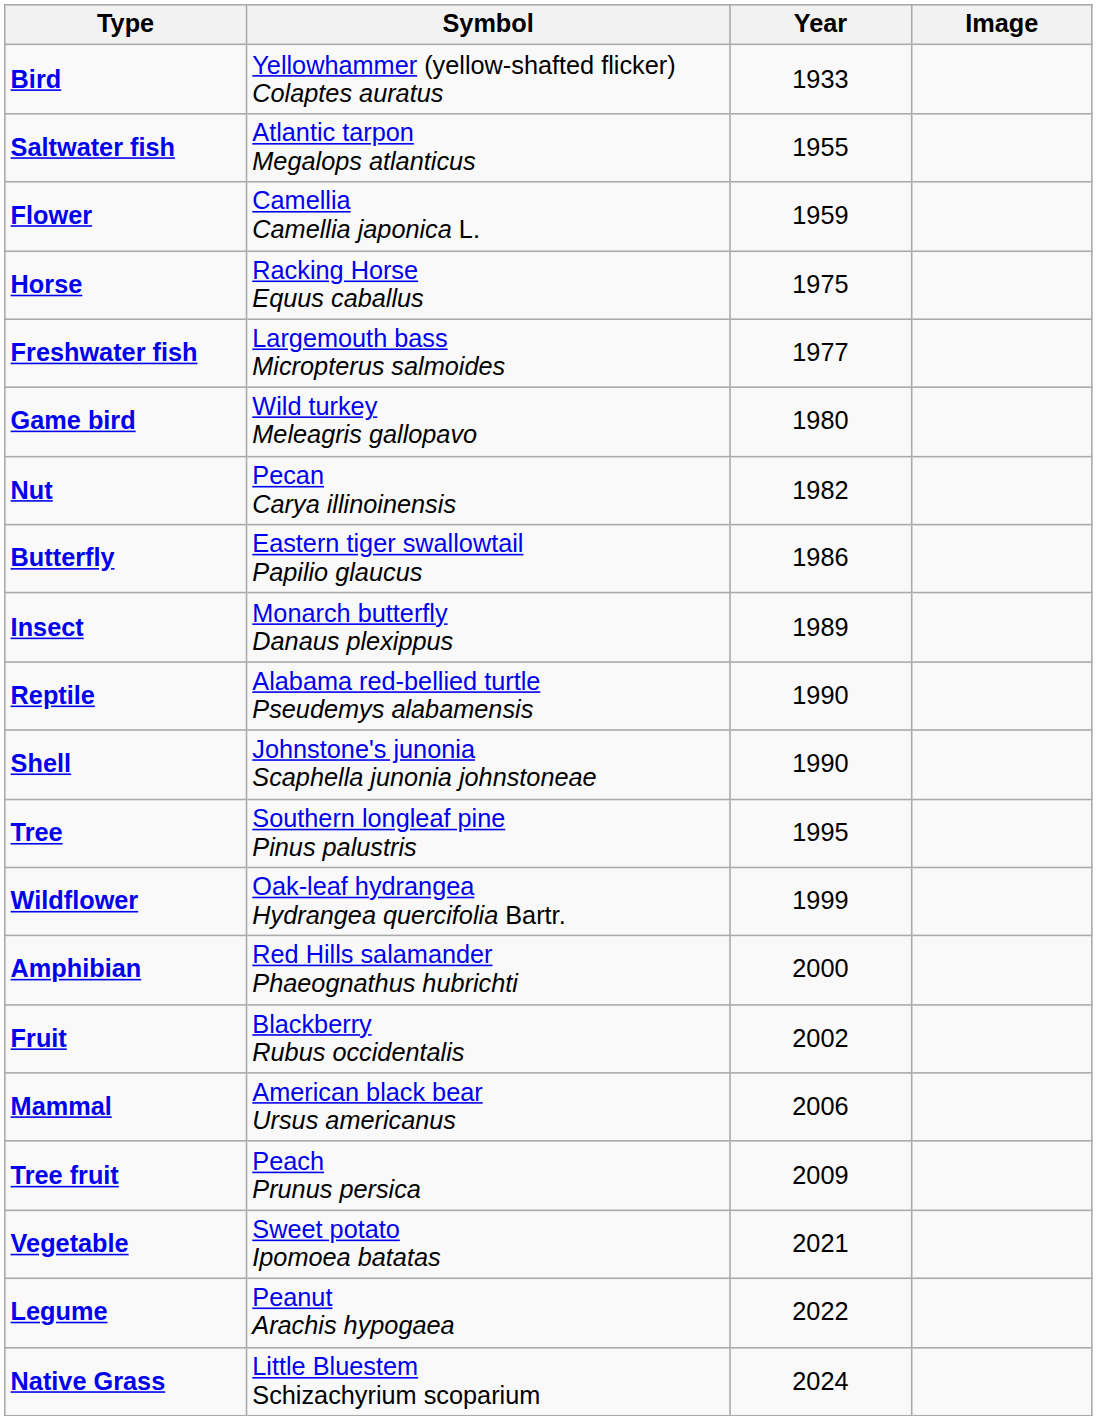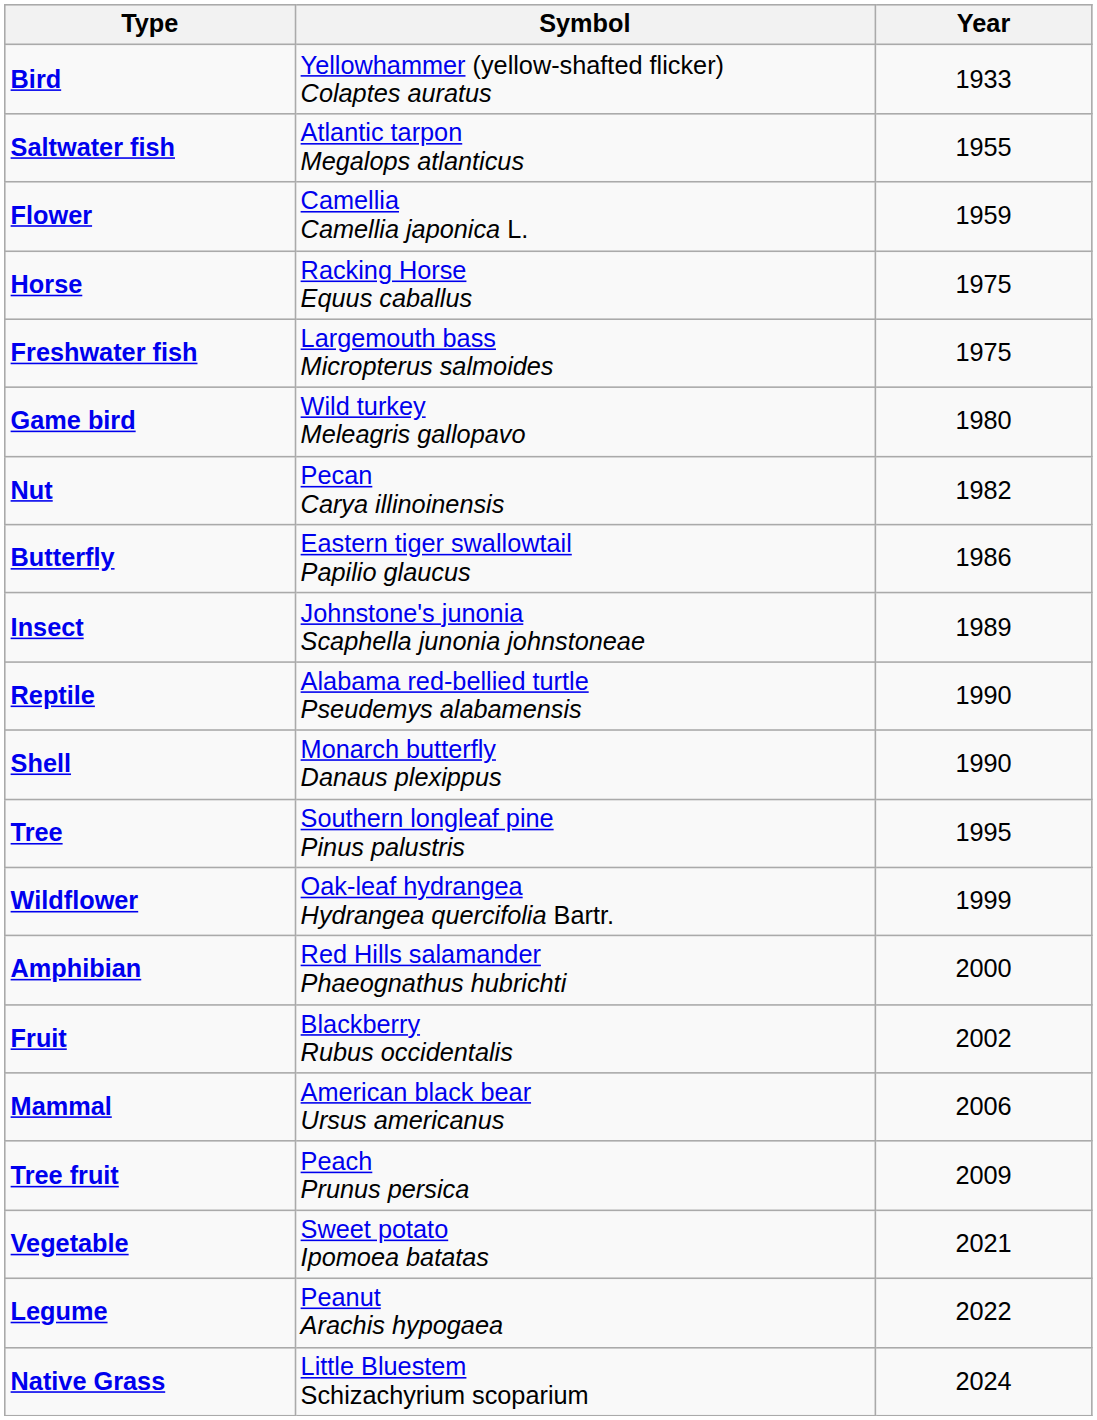- column: (1002, 24)
(820, 352) 1977 -> (984, 352) 1975
(353, 627) Monarch butterfly Danaus plexippus -> (473, 627) Johnstone's junonia Scaphella junonia johnstoneae
(424, 764) Johnstone's junonia Scaphella junonia johnstoneae -> (401, 764) Monarch butterfly Danaus plexippus
